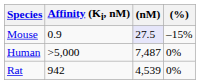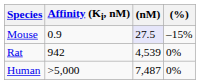rows swapped: (15, 70) <-> (24, 52)
